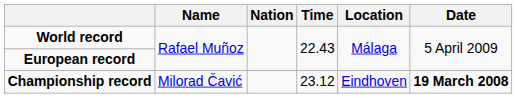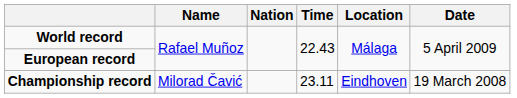(317, 81) 23.12 -> (317, 81) 23.11
(461, 81) bold -> (460, 81) normal
